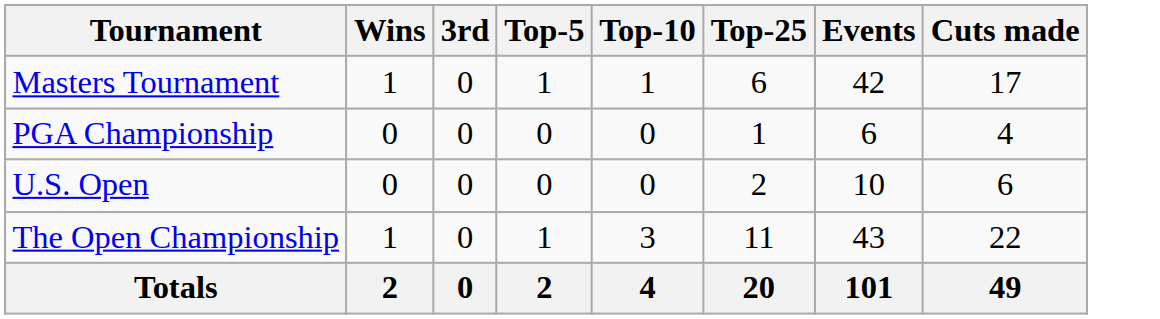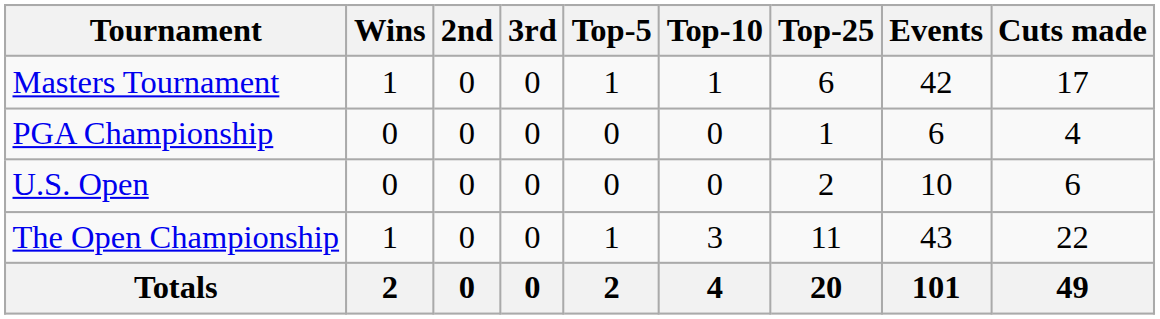+ column: (467, 30)
